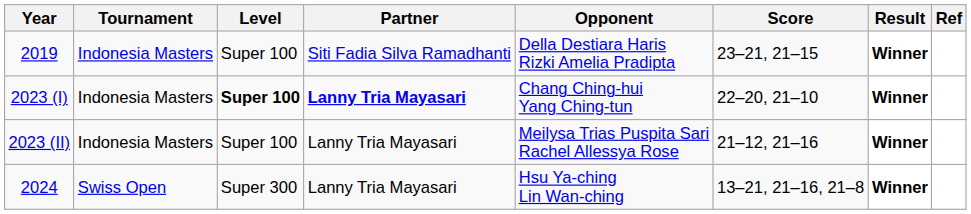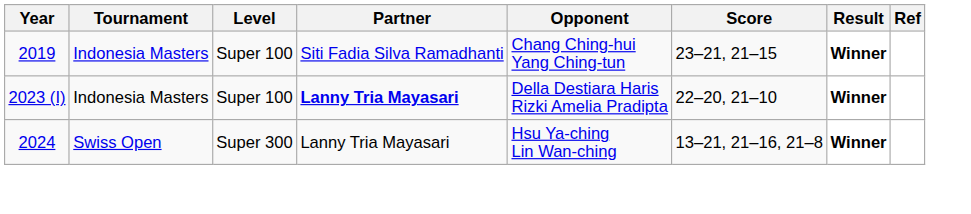(597, 53) Della Destiara Haris Rizki Amelia Pradipta -> (574, 53) Chang Ching-hui Yang Ching-tun
(260, 98) bold -> (254, 98) normal
(581, 98) Chang Ching-hui Yang Ching-tun -> (590, 98) Della Destiara Haris Rizki Amelia Pradipta
- row: (39, 143)
